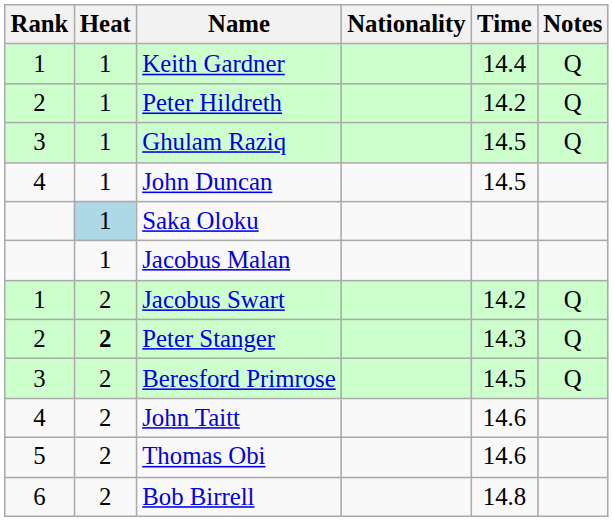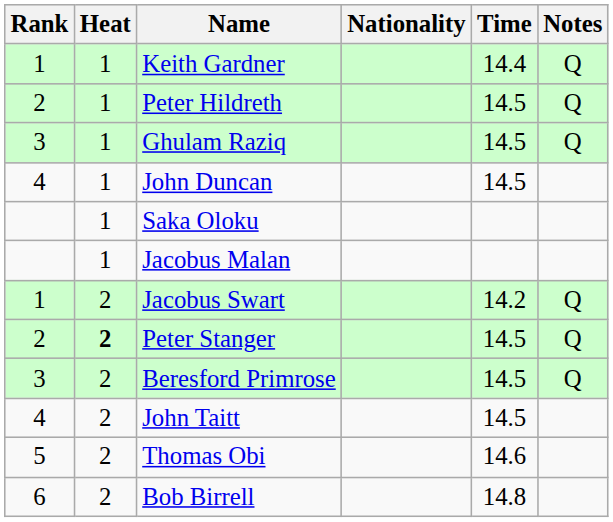(504, 102) 14.2 -> (504, 102) 14.5
(105, 220) lightblue background -> (105, 220) no background
(504, 338) 14.3 -> (504, 338) 14.5
(504, 417) 14.6 -> (504, 417) 14.5
